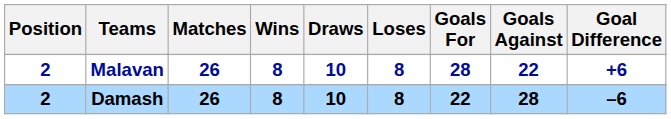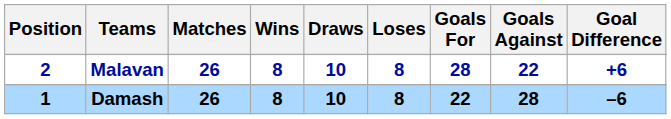(45, 98) 2 -> (45, 98) 1
